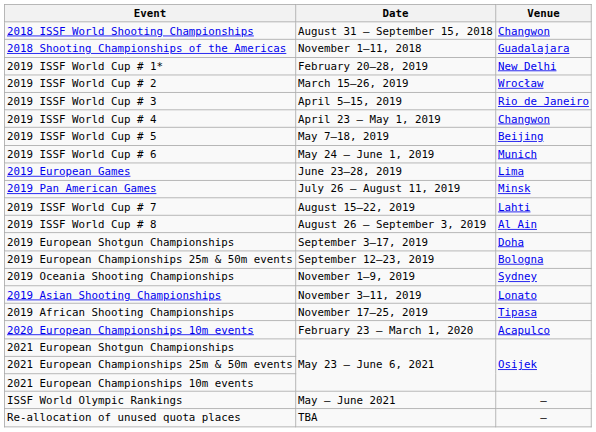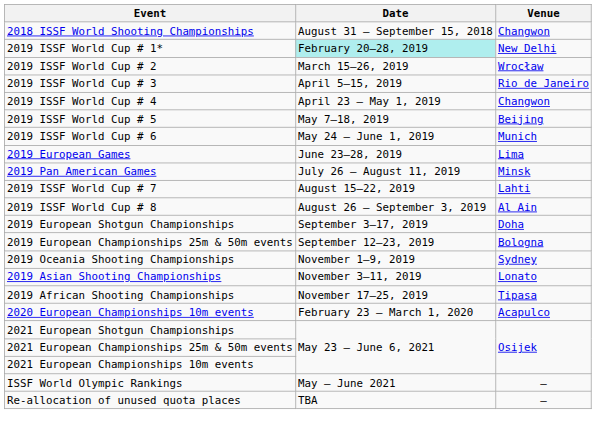- row: (147, 48)
(363, 66) no background -> (363, 48) paleturquoise background
